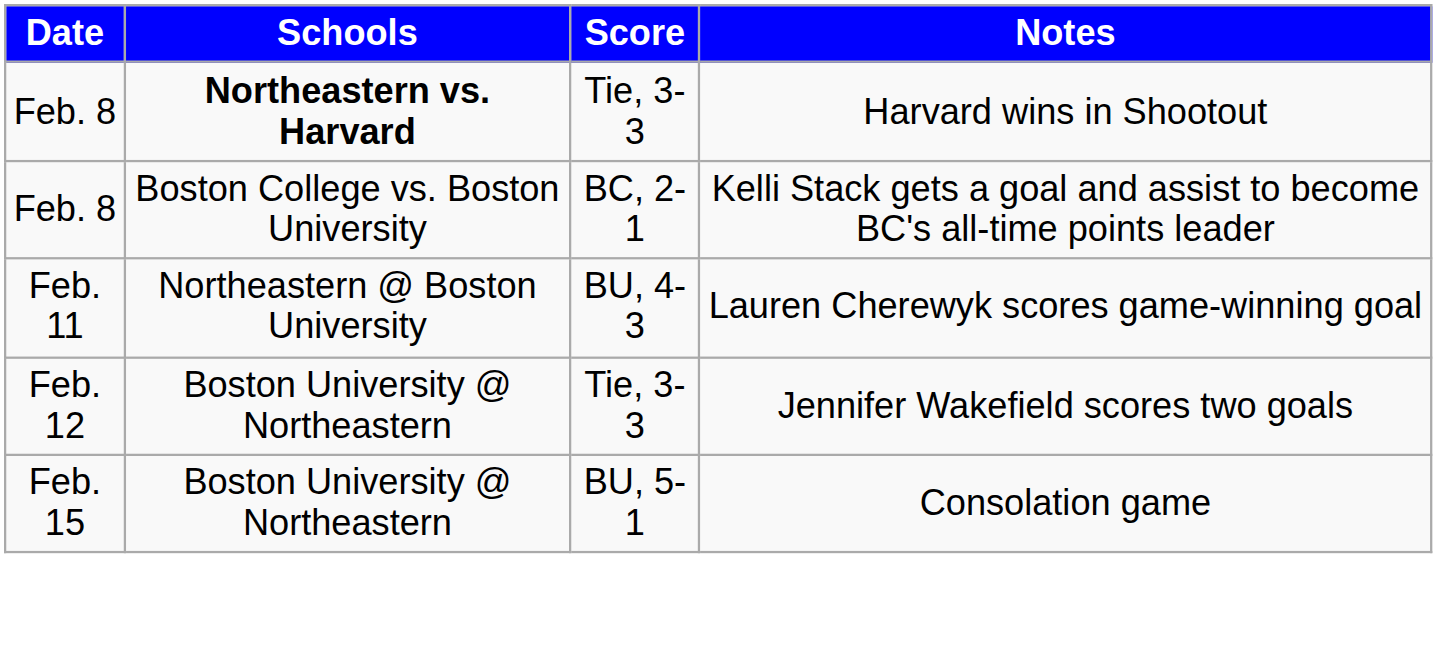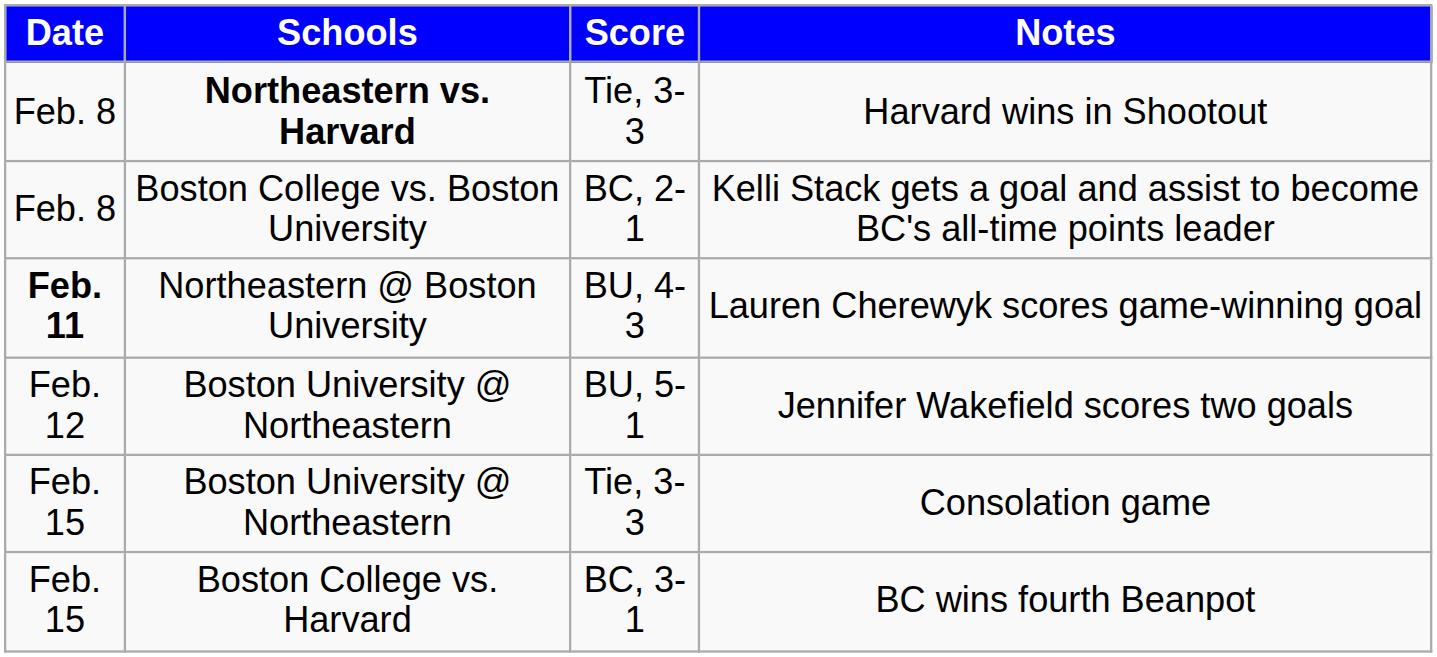(65, 306) normal -> (65, 306) bold
(635, 404) Tie, 3-3 -> (635, 404) BU, 5-1
(635, 502) BU, 5-1 -> (635, 502) Tie, 3-3
+ row: (1065, 600)
